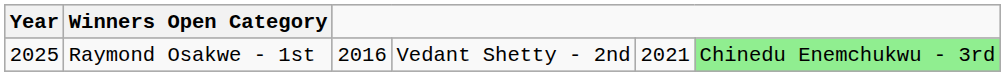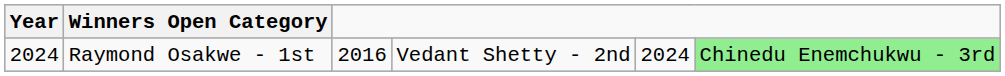(34, 55) 2025 -> (34, 55) 2024
(665, 55) 2021 -> (665, 55) 2024
